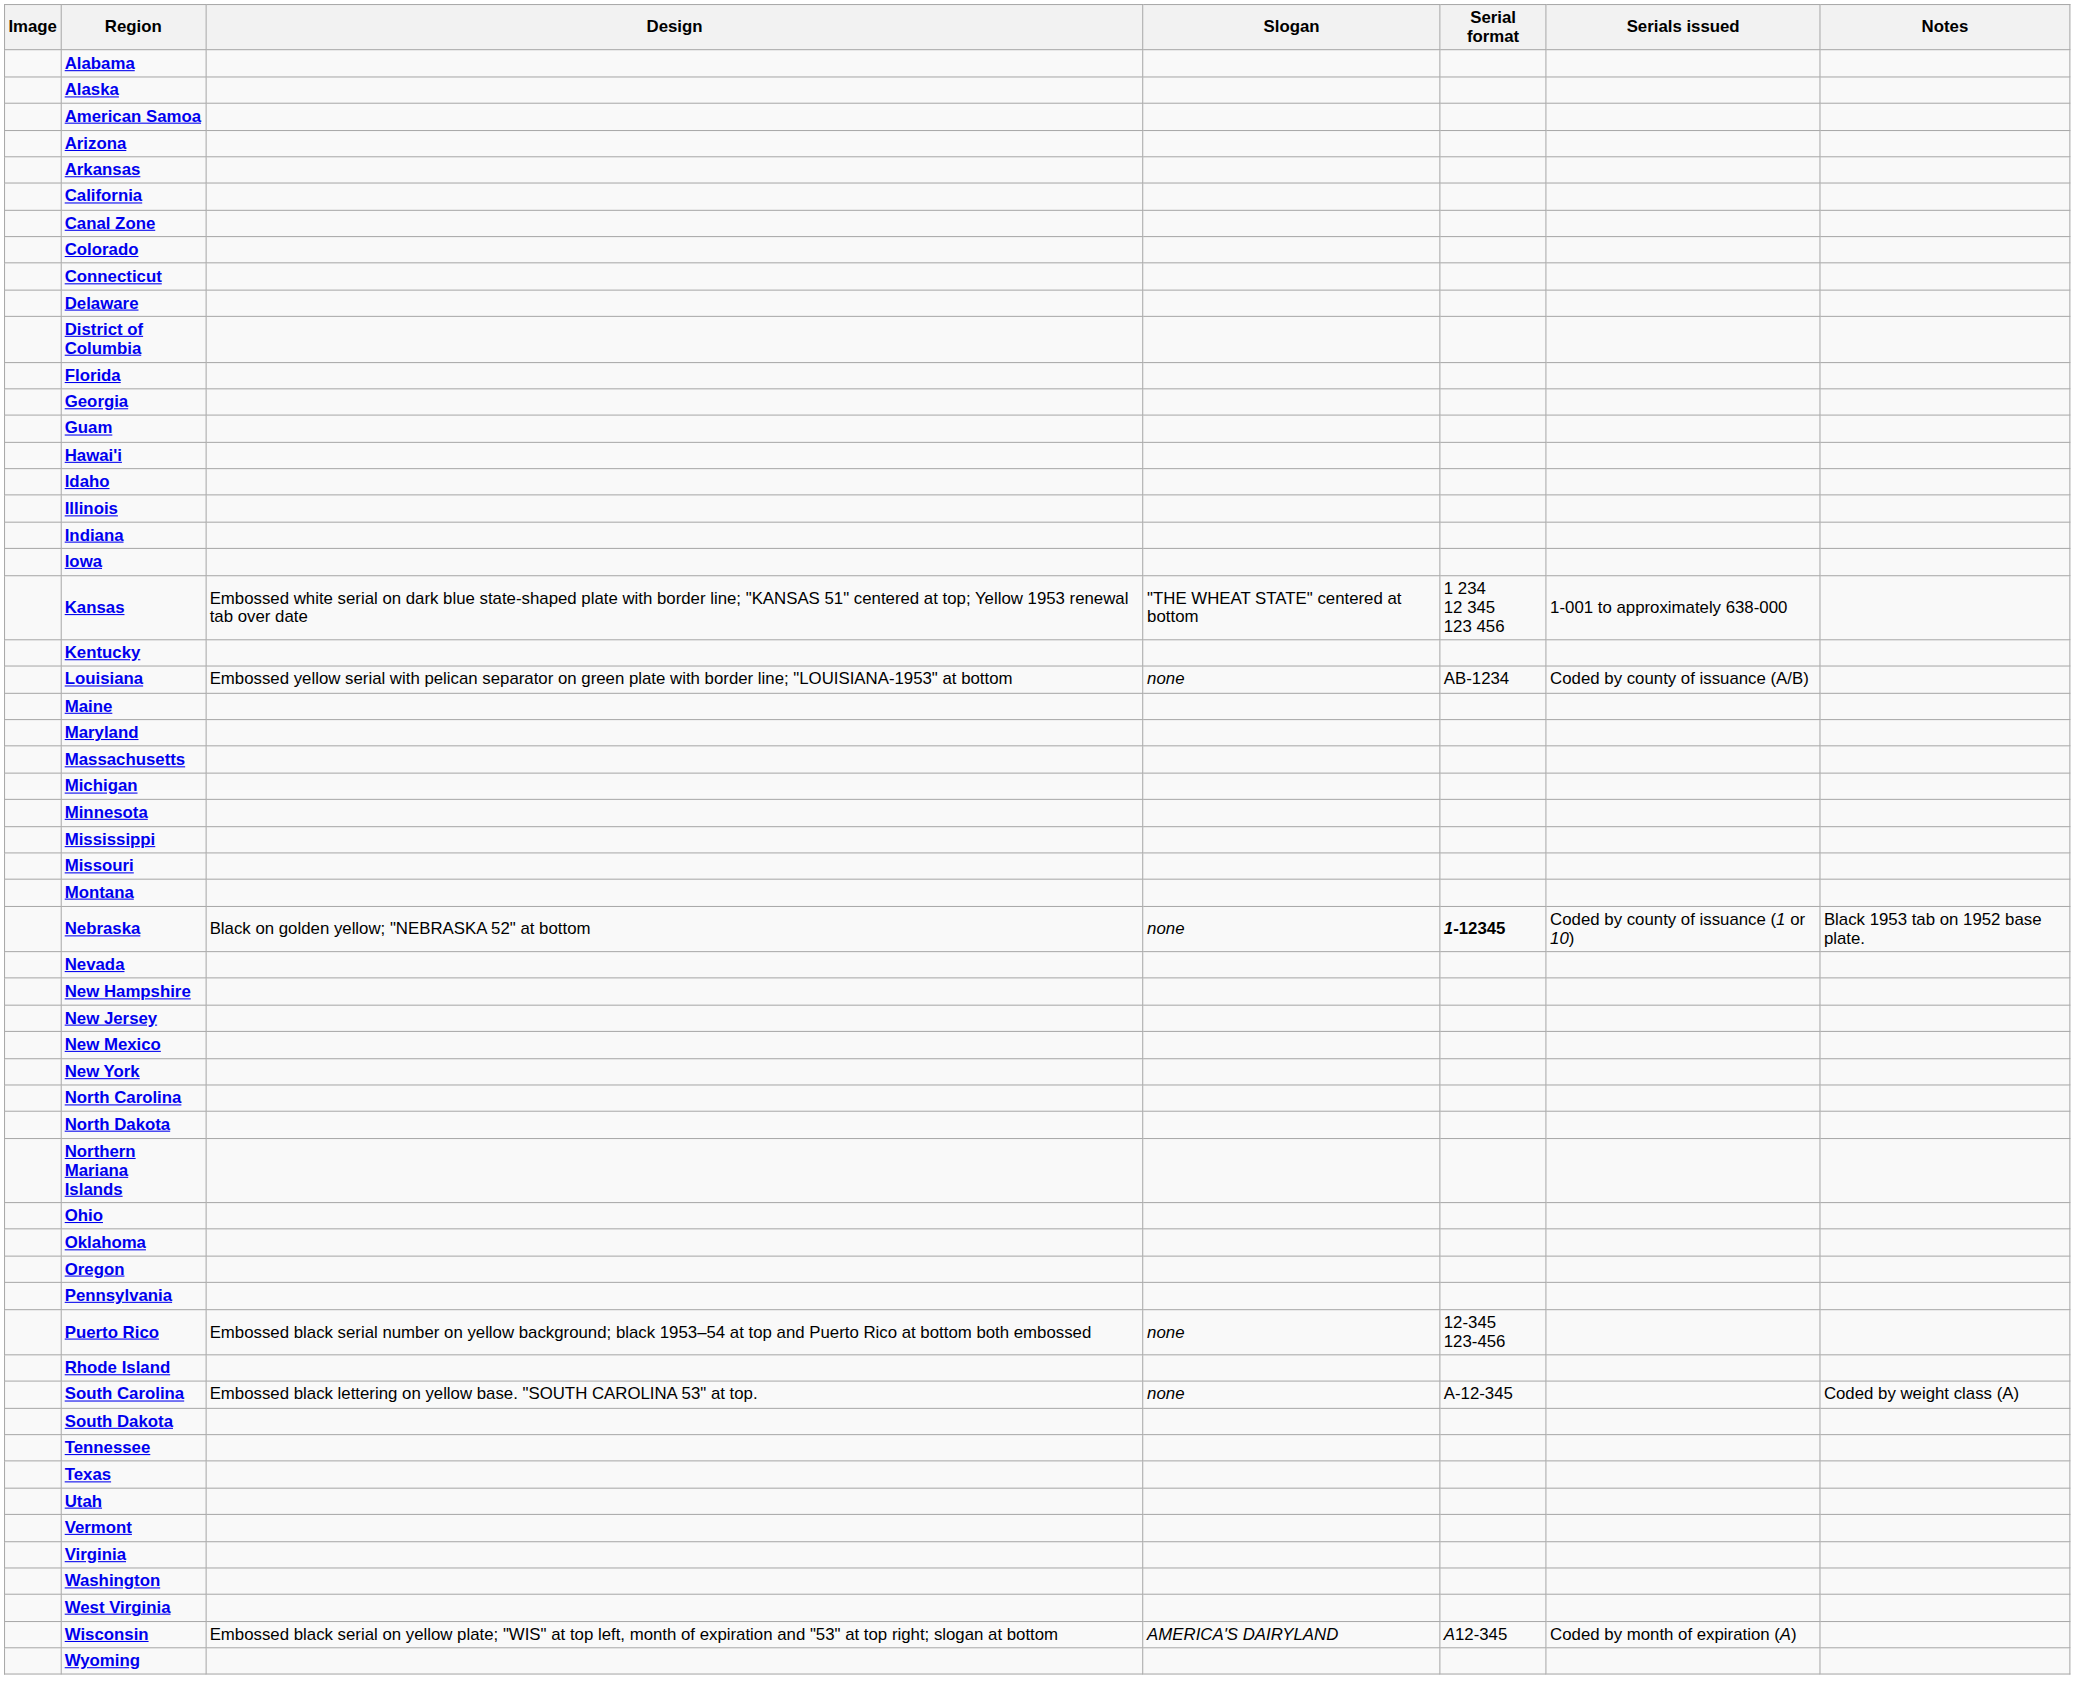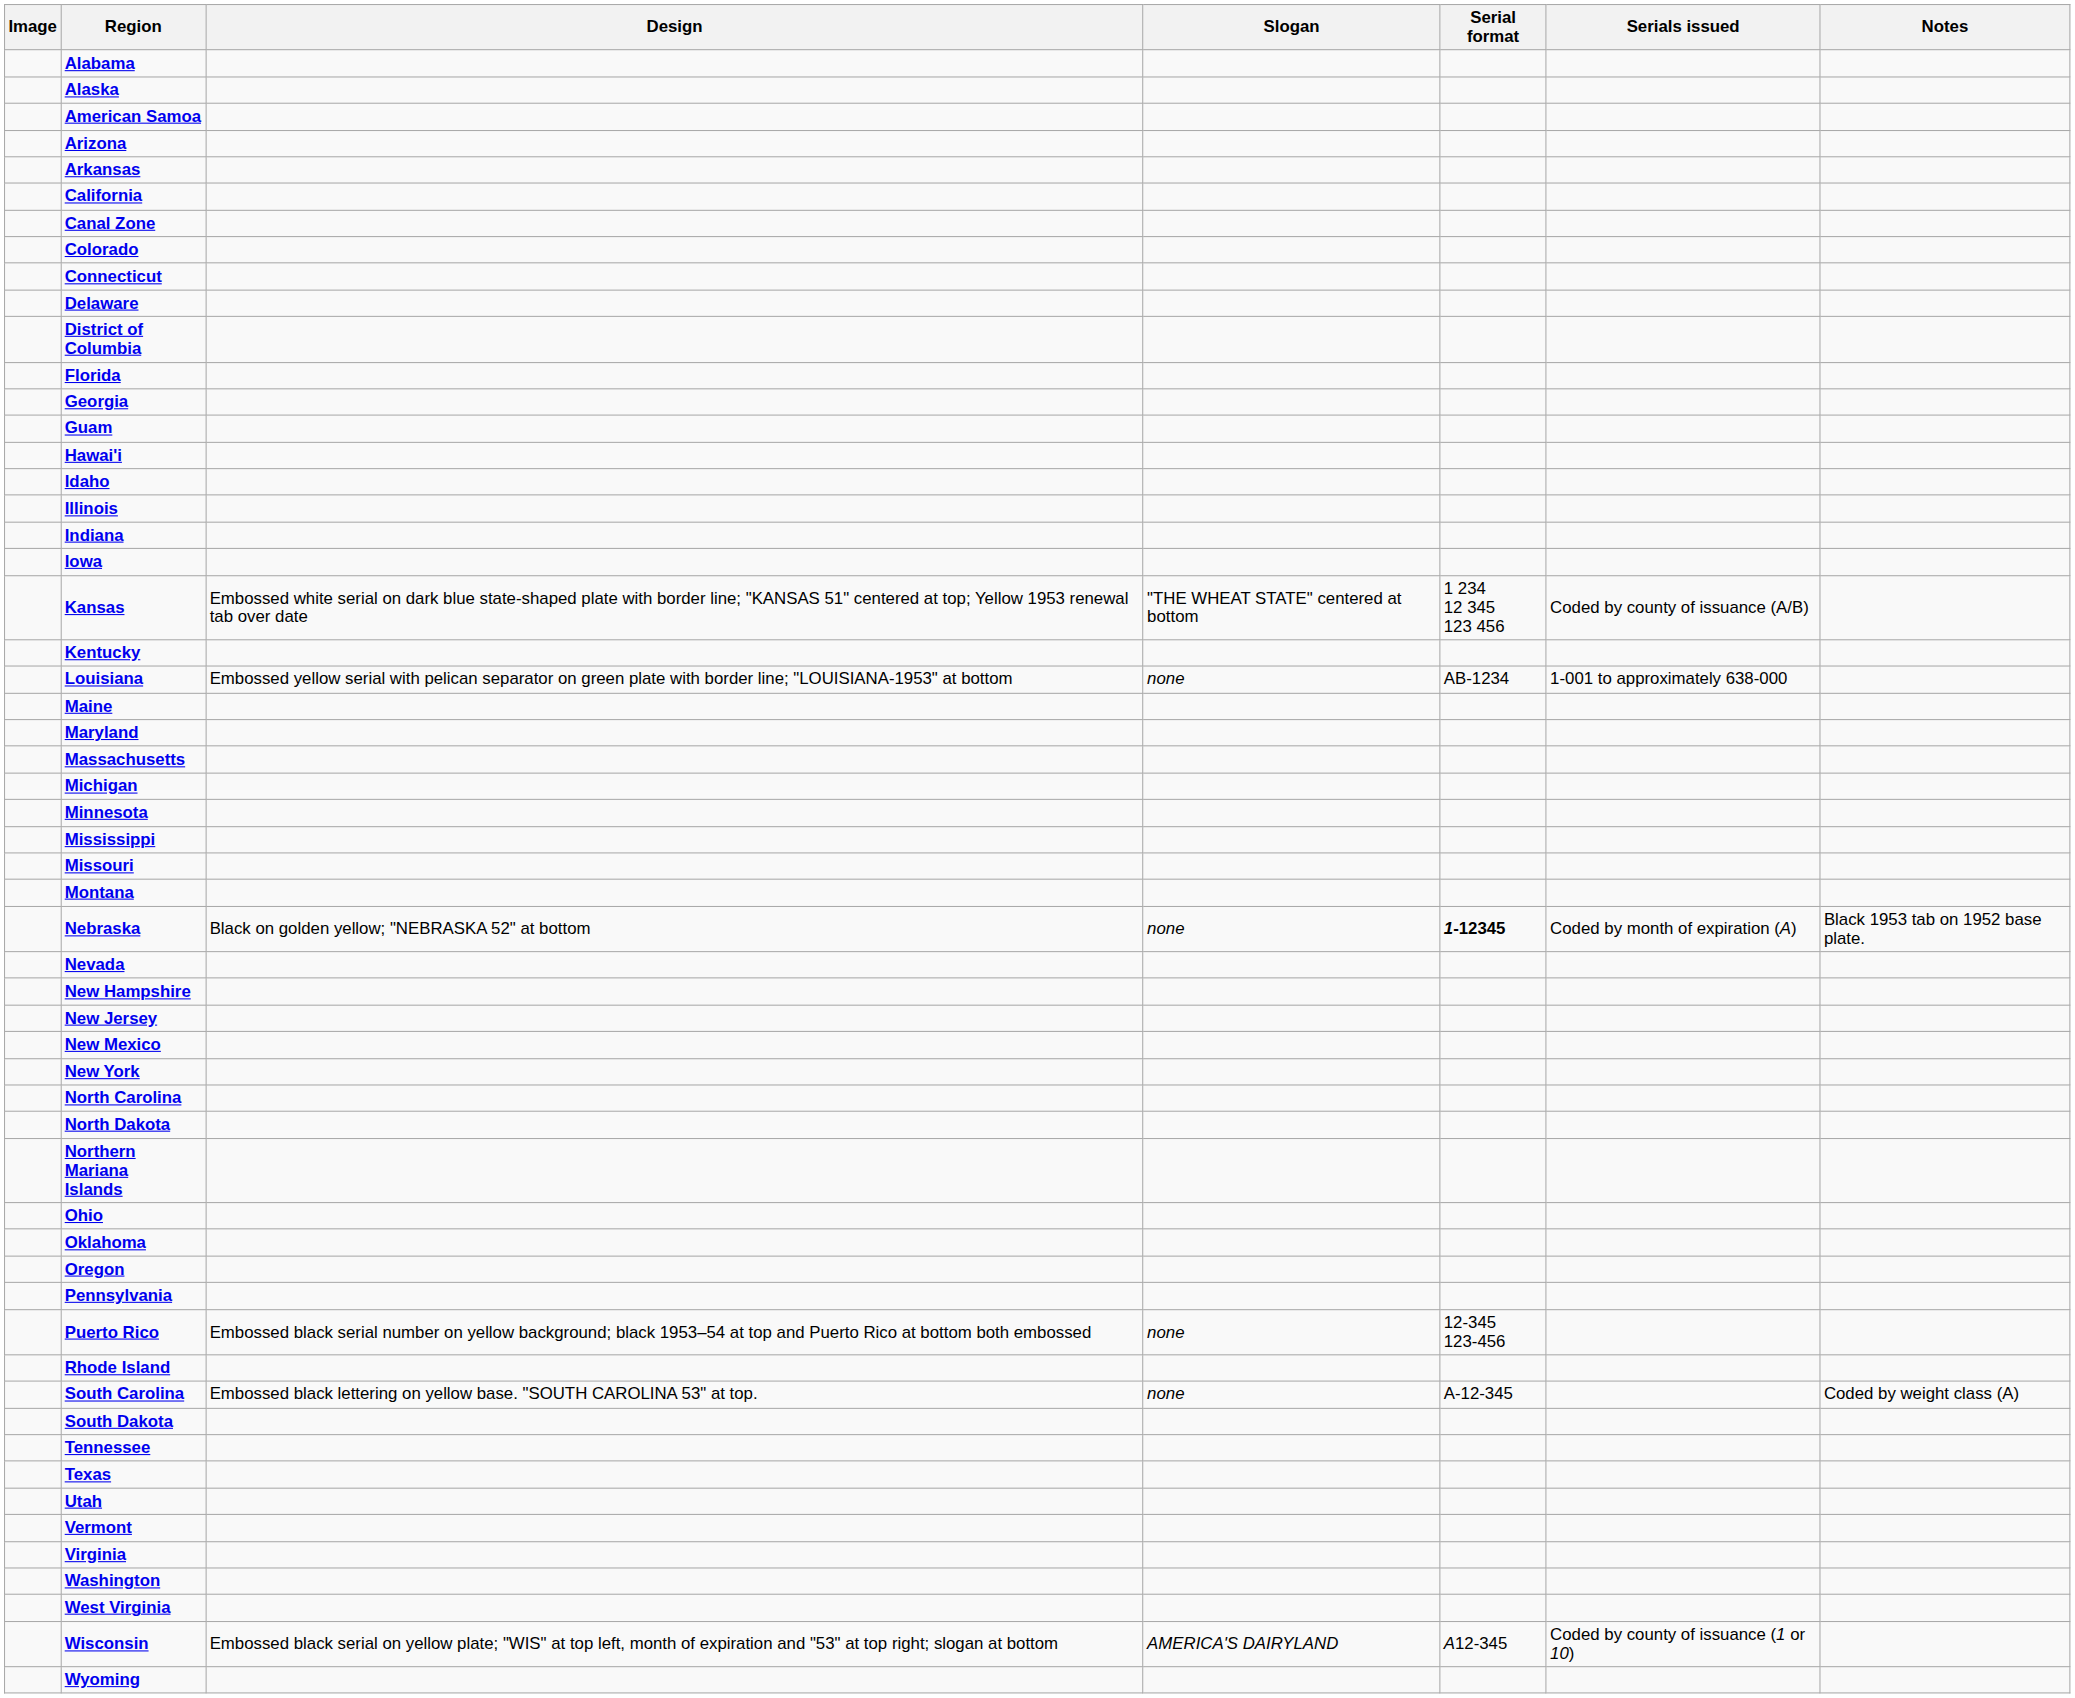(1669, 607) 1-001 to approximately 638-000 -> (1679, 607) Coded by county of issuance (A/B)
(1679, 679) Coded by county of issuance (A/B) -> (1669, 679) 1-001 to approximately 638-000
(1678, 928) Coded by county of issuance (1 or 10) -> (1673, 928) Coded by month of expiration (A)
(1673, 1634) Coded by month of expiration (A) -> (1678, 1643) Coded by county of issuance (1 or 10)
